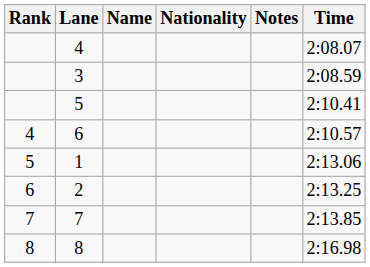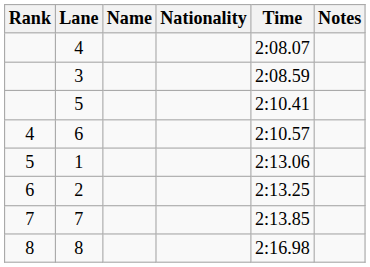columns swapped: (334, 18) <-> (277, 18)
